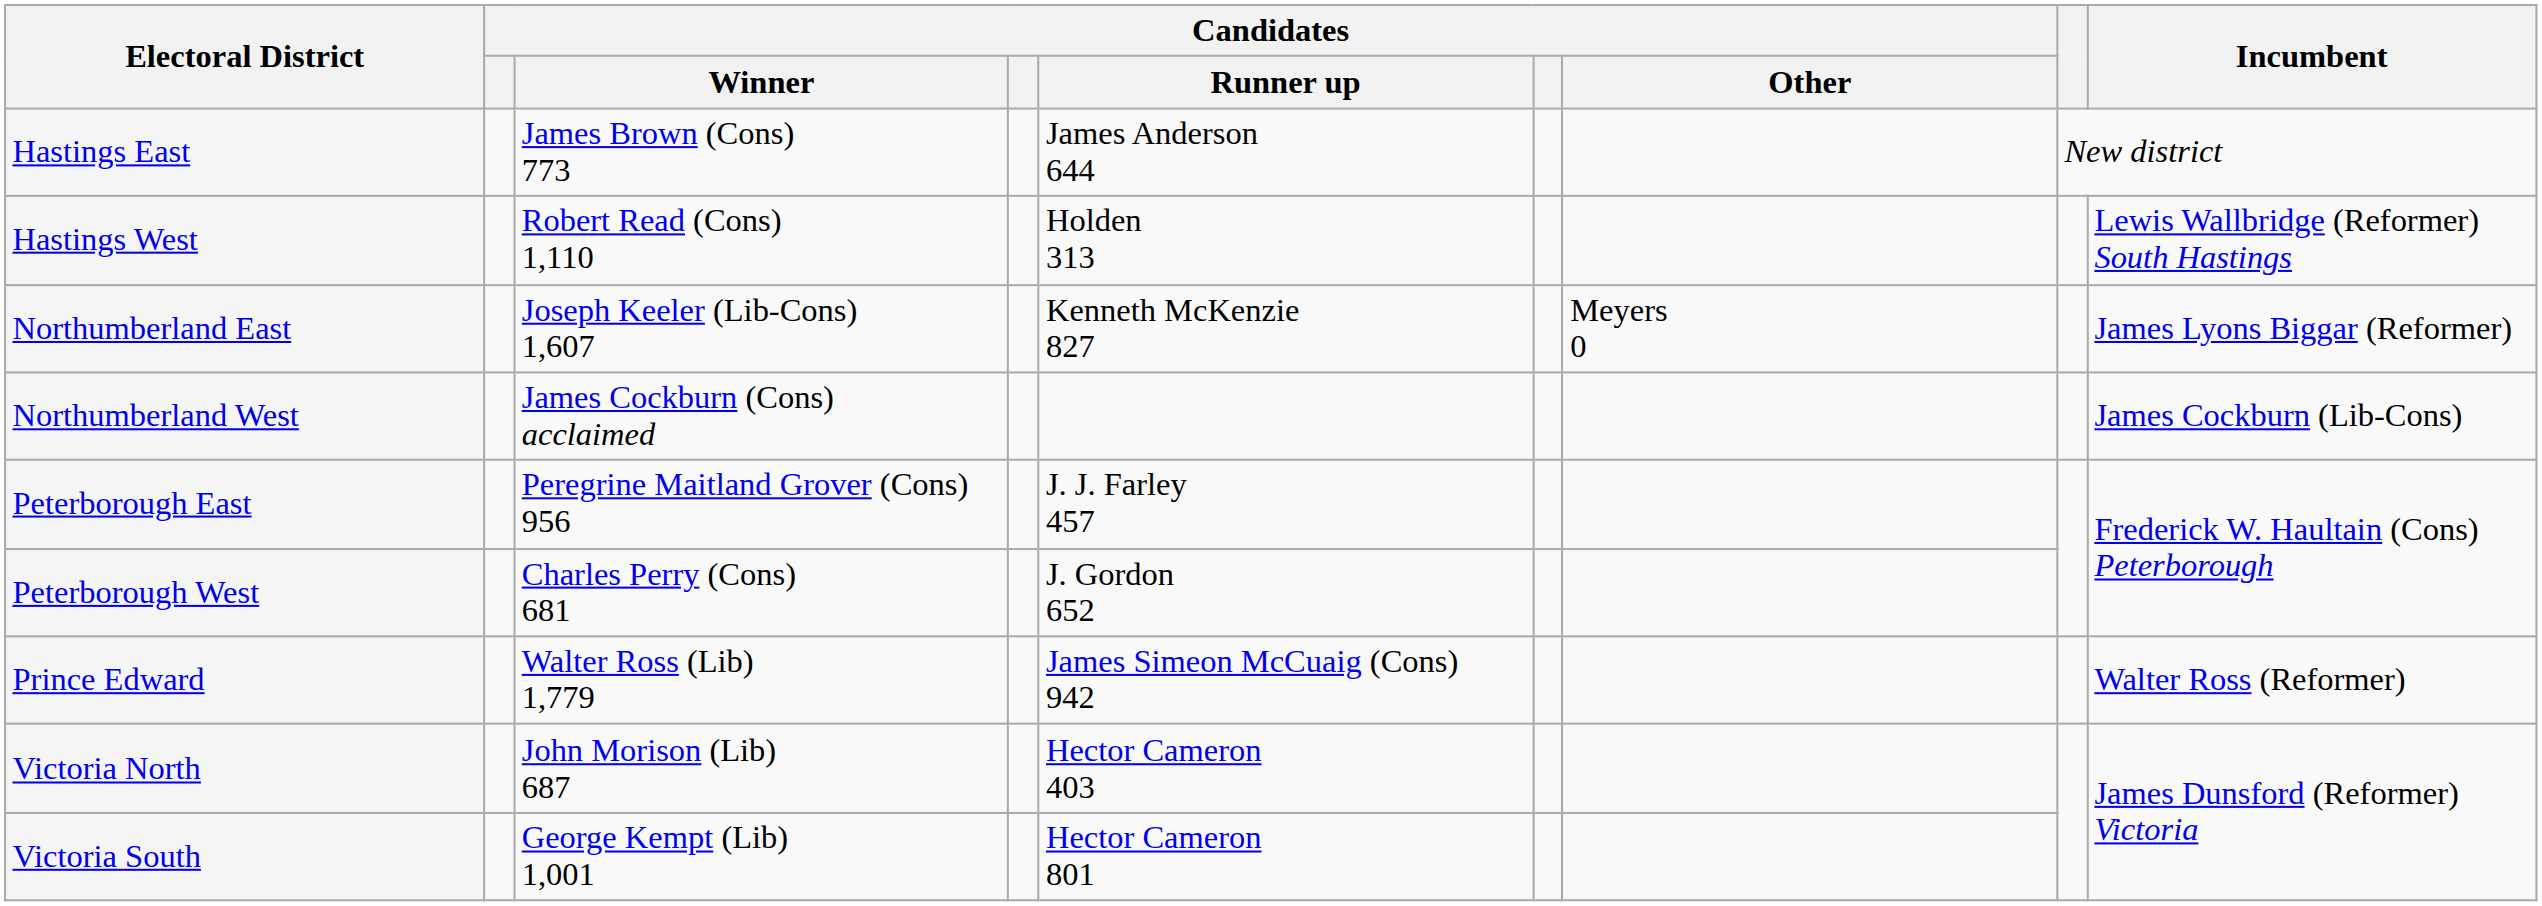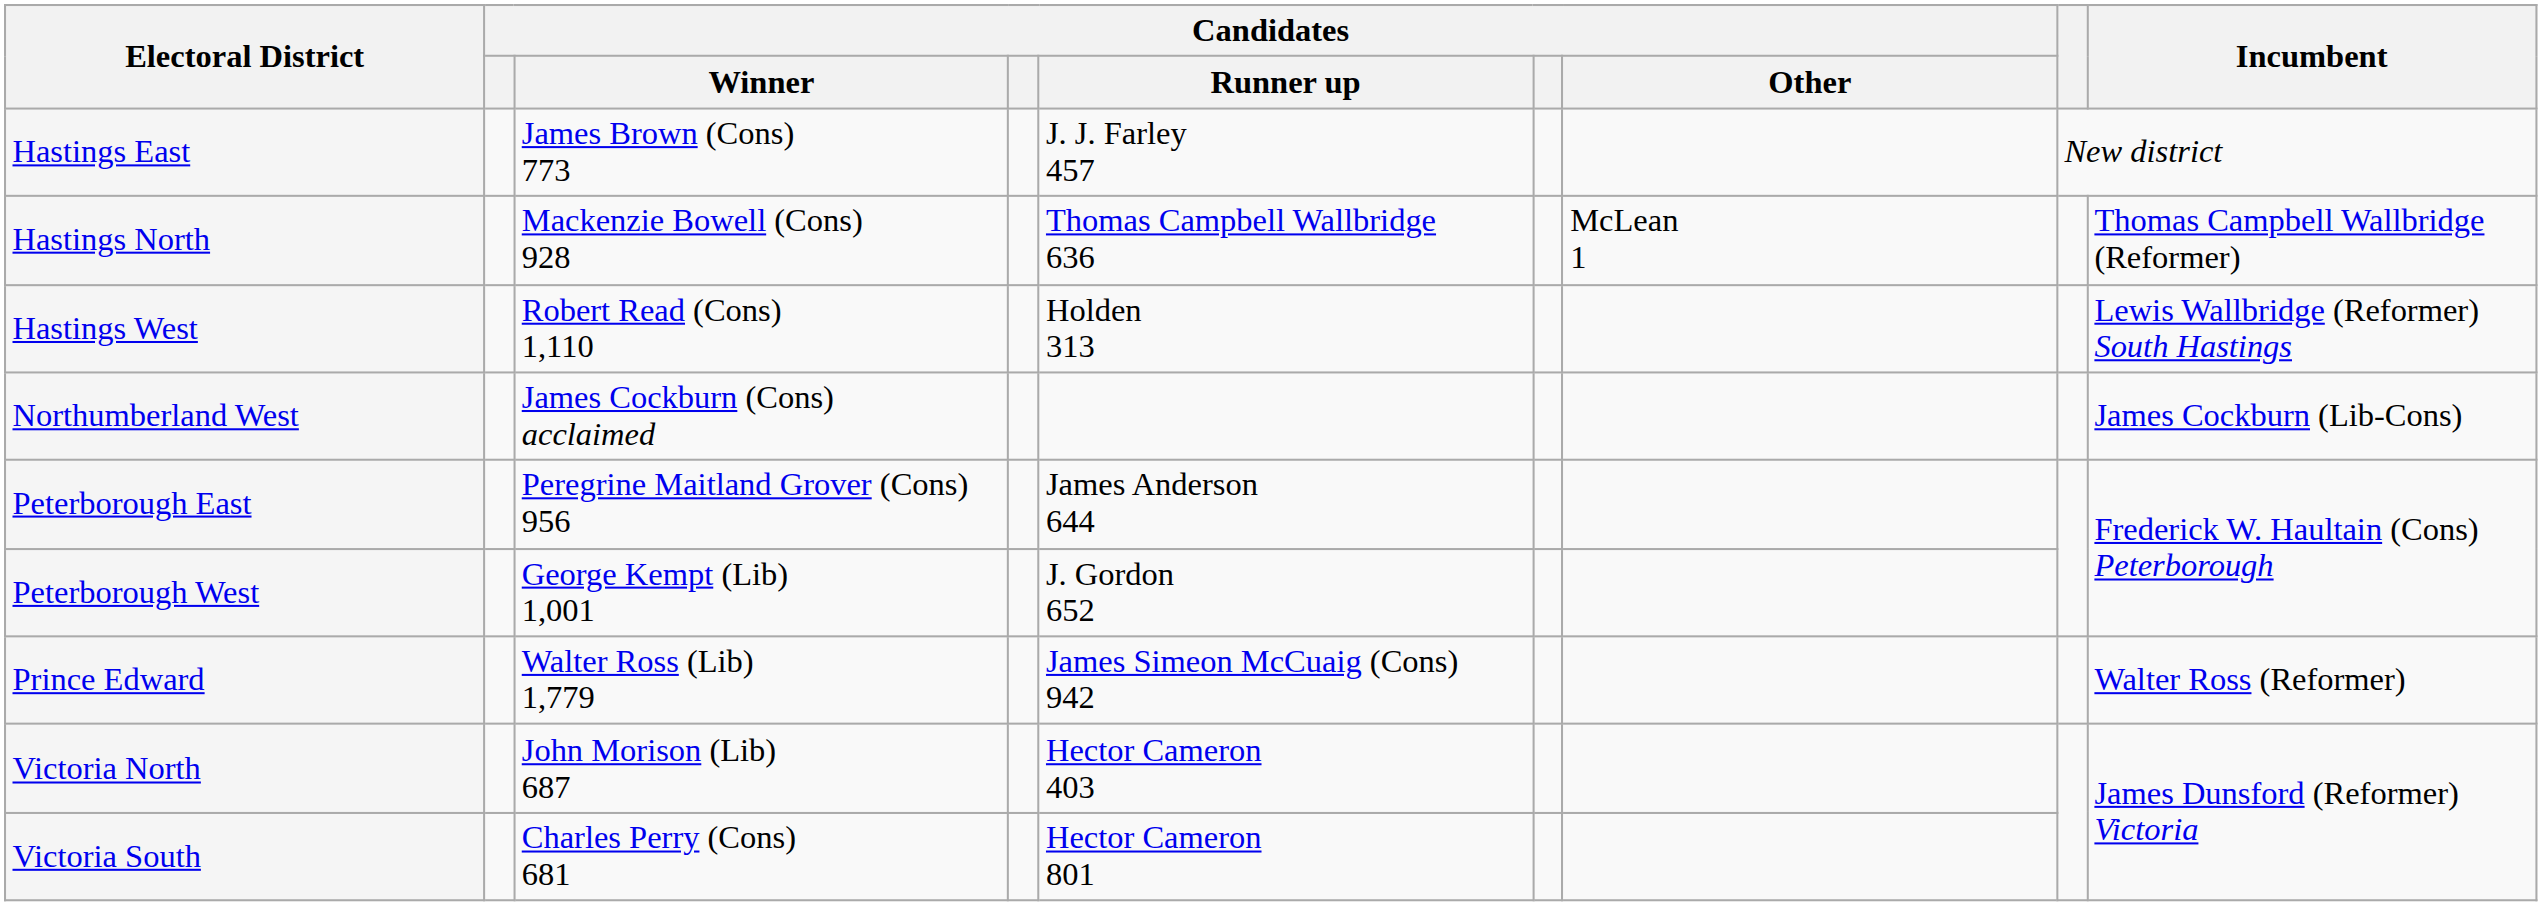(1152, 151) James Anderson 644 -> (1116, 151) J. J. Farley 457
+ row: (111, 239)
- row: (152, 327)
(1116, 503) J. J. Farley 457 -> (1152, 503) James Anderson 644
(659, 591) Charles Perry (Cons) 681 -> (655, 591) George Kempt (Lib) 1,001
(655, 855) George Kempt (Lib) 1,001 -> (659, 855) Charles Perry (Cons) 681
